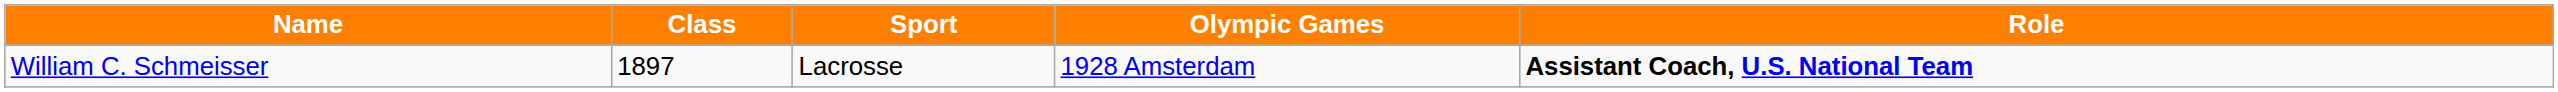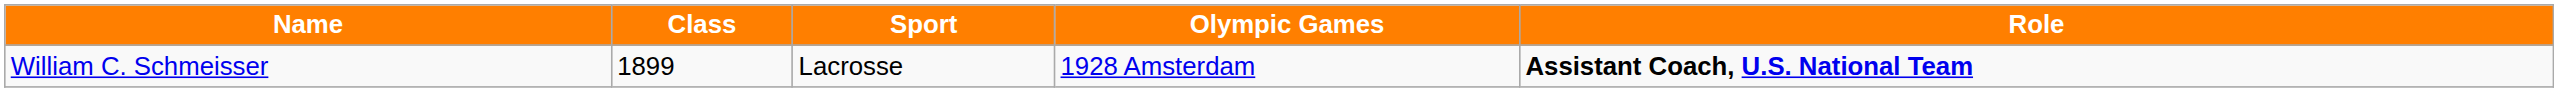(646, 65) 1897 -> (646, 65) 1899
